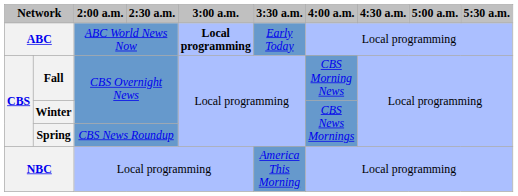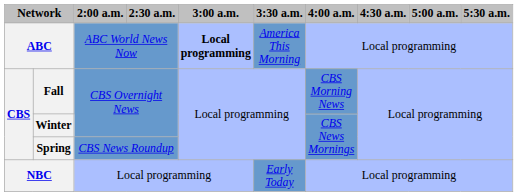(279, 39) Early Today -> (279, 45) America This Morning
(279, 168) America This Morning -> (279, 175) Early Today
